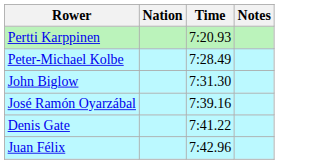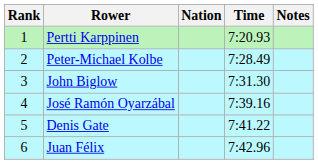+ column: (24, 15)
